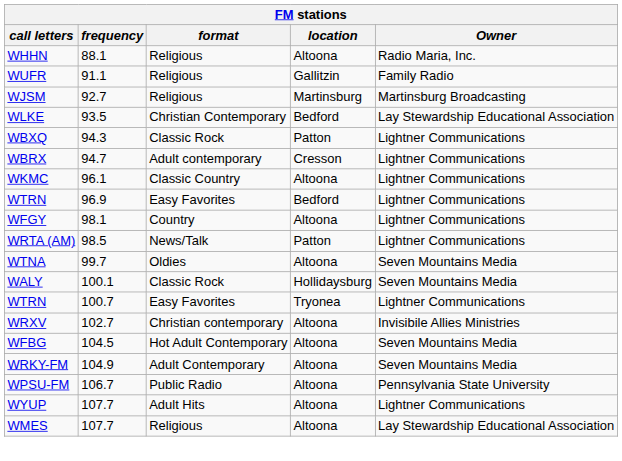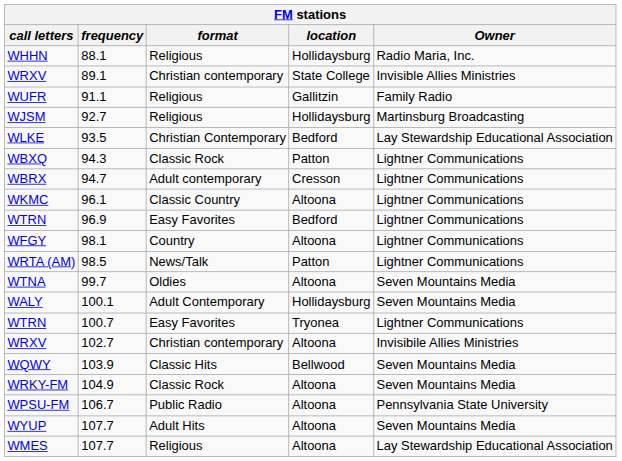(315, 55) Altoona -> (331, 55) Hollidaysburg
+ row: (27, 76)
(328, 96) Martinsburg -> (331, 117) Hollidaysburg
(187, 281) Classic Rock -> (207, 302) Adult Contemporary
+ row: (29, 364)
- row: (27, 343)
(207, 364) Adult Contemporary -> (187, 384) Classic Rock
(451, 405) Lightner Communications -> (446, 425) Seven Mountains Media
